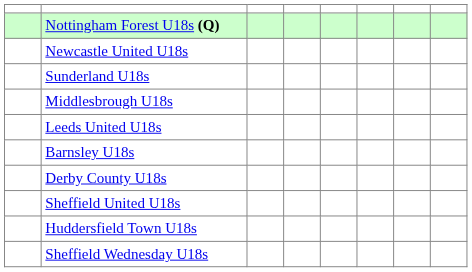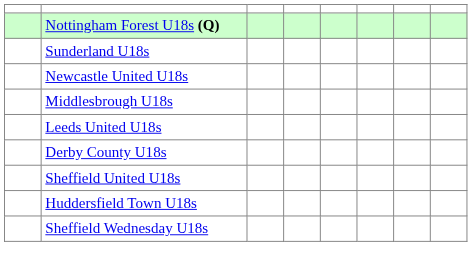rows swapped: (97, 76) <-> (117, 51)
- row: (90, 152)
